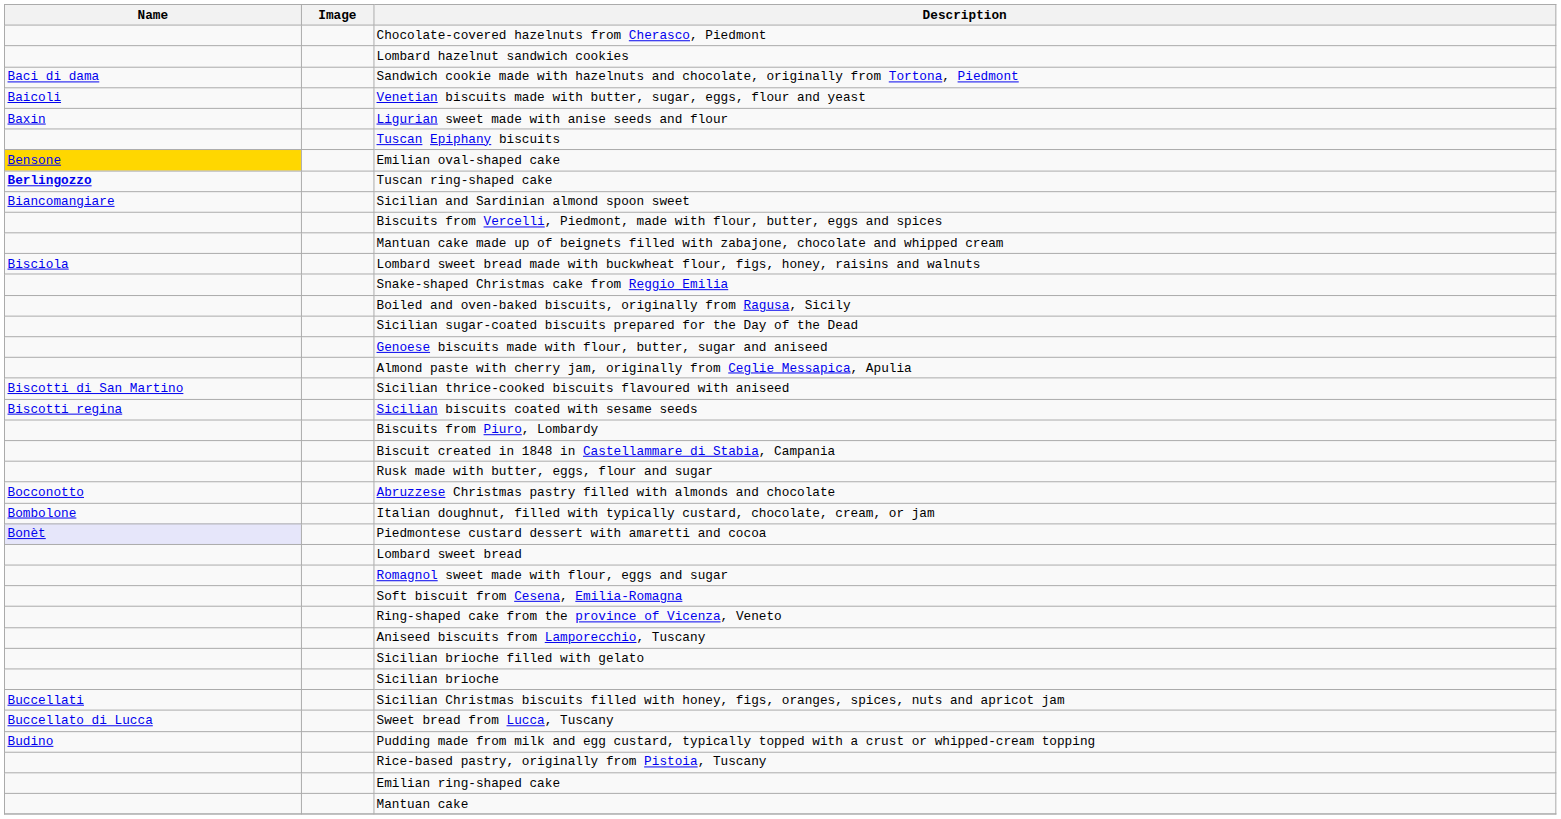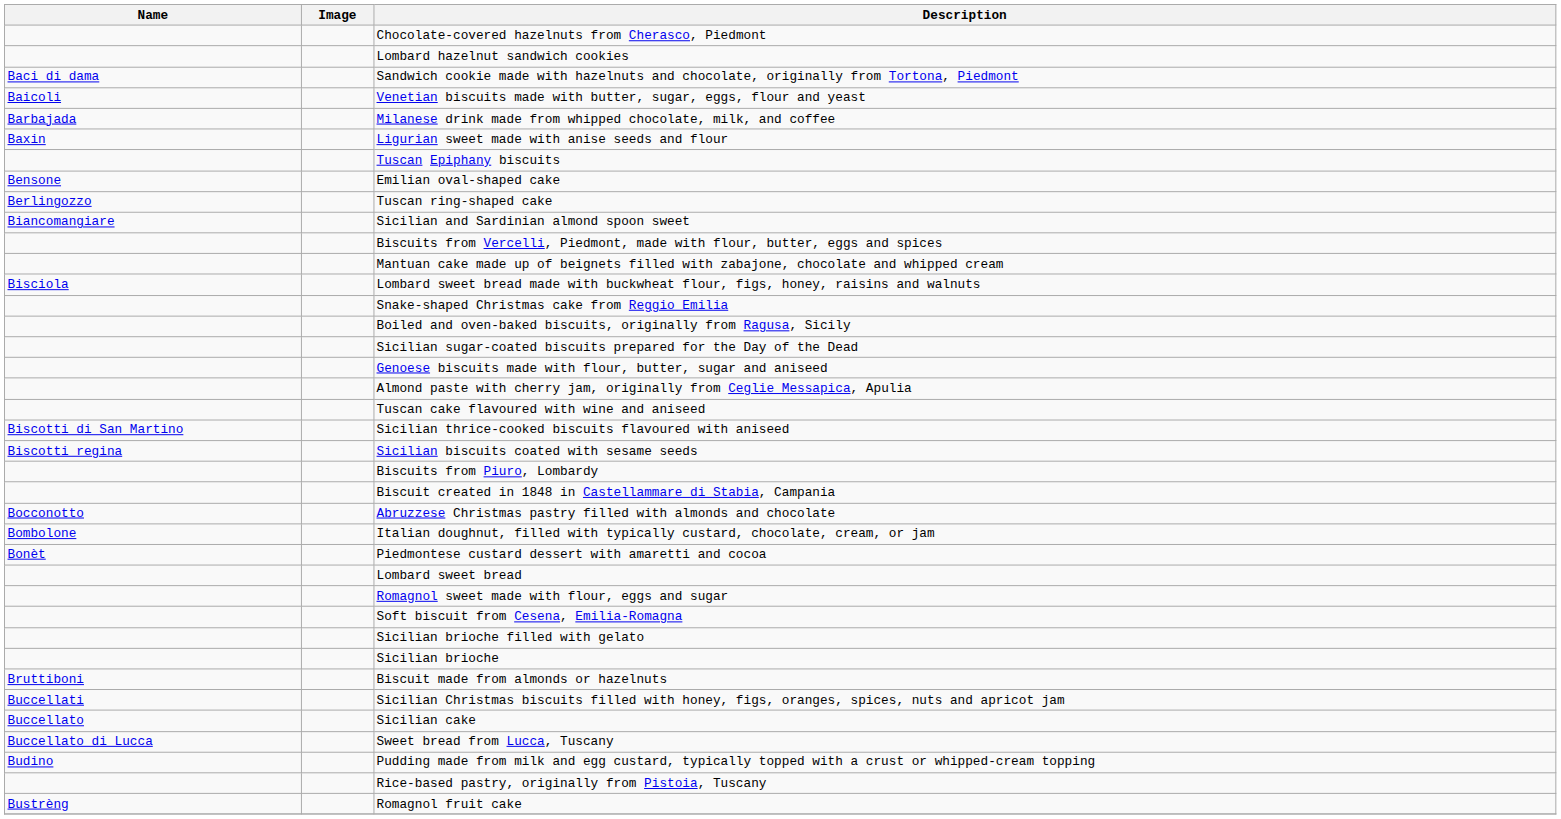+ row: (606, 119)
(34, 160) gold background -> (34, 181) no background
(50, 181) bold -> (50, 202) normal
+ row: (541, 409)
- row: (545, 472)
(27, 534) lavender background -> (27, 555) no background
- row: (579, 617)
- row: (541, 638)
+ row: (522, 679)
+ row: (426, 721)
- row: (468, 783)
- row: (422, 804)
+ row: (449, 804)
